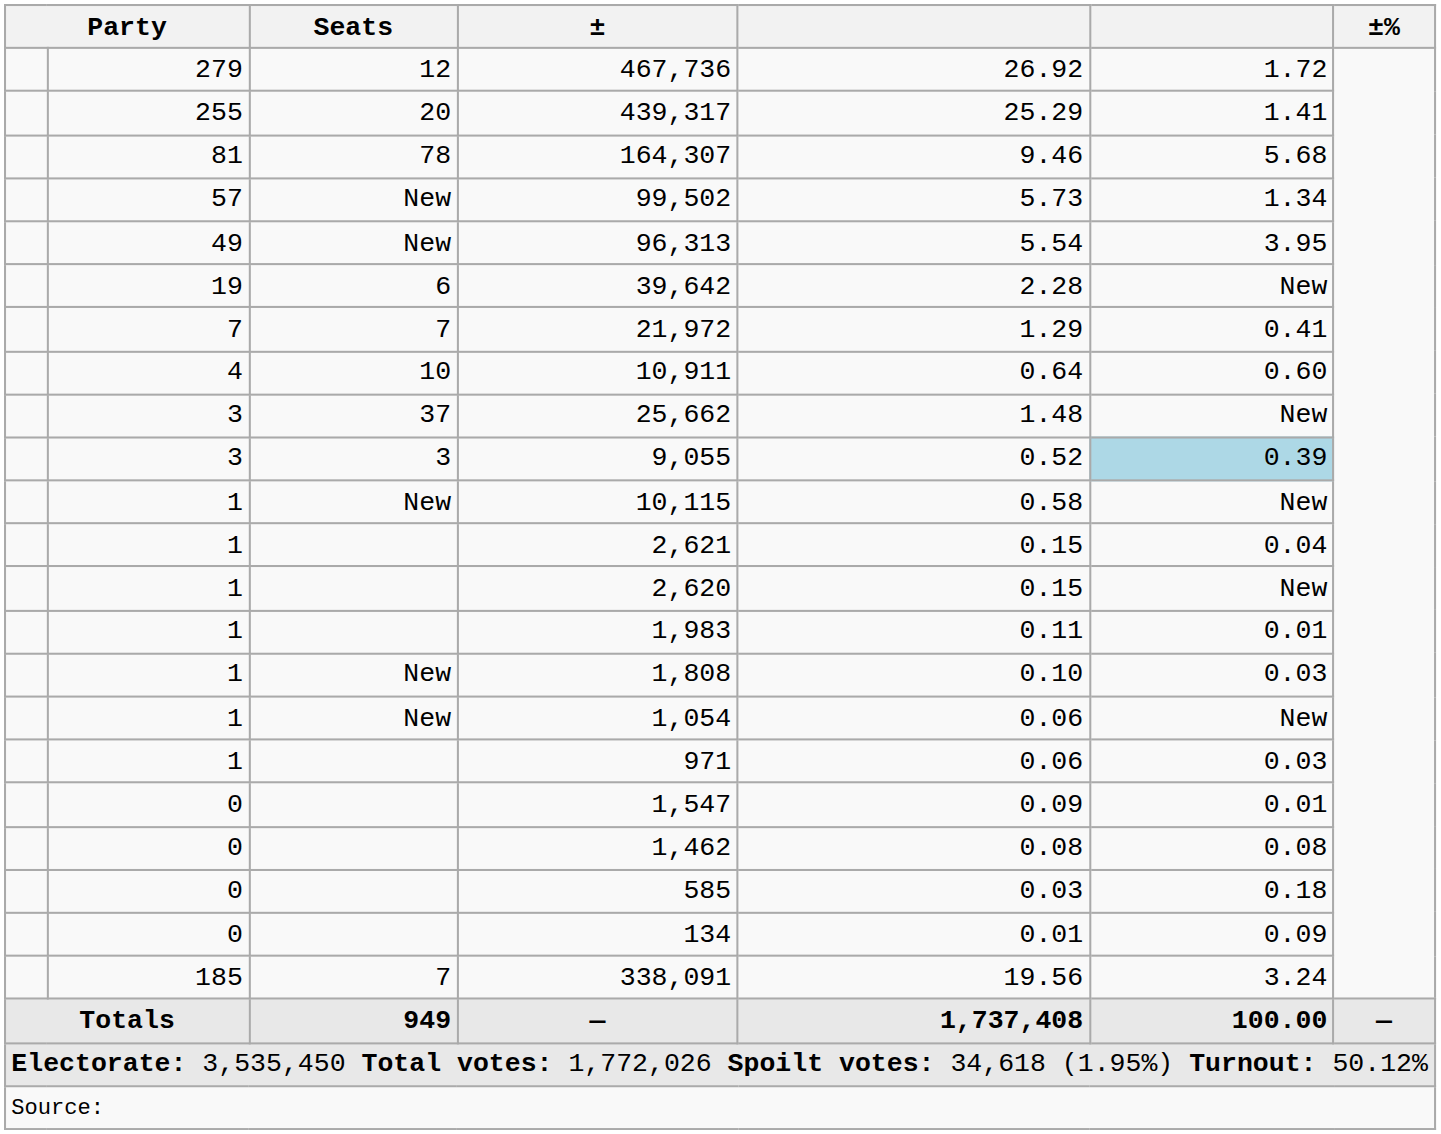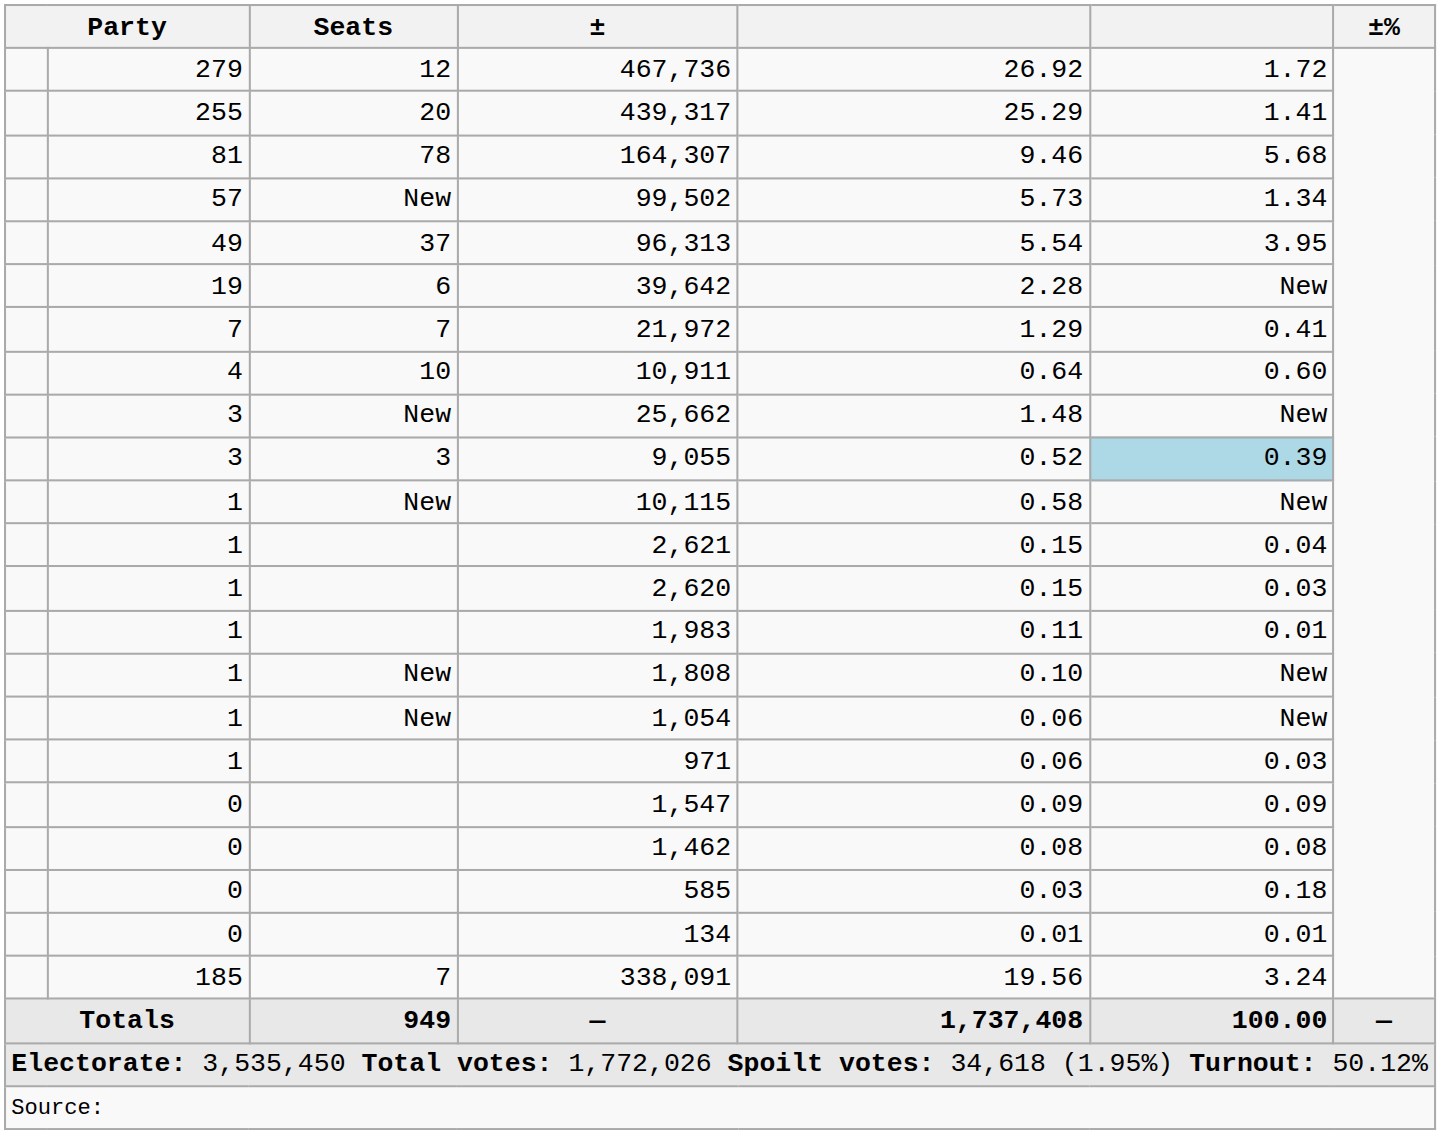(427, 243) New -> (435, 243) 37
(435, 416) 37 -> (427, 416) New
(1303, 589) New -> (1296, 589) 0.03
(1296, 675) 0.03 -> (1303, 675) New
(1296, 805) 0.01 -> (1296, 805) 0.09
(1296, 934) 0.09 -> (1296, 934) 0.01
